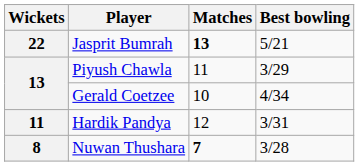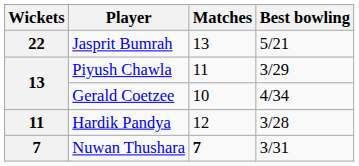(201, 43) bold -> (201, 43) normal
(274, 122) 3/31 -> (274, 122) 3/28
(37, 148) 8 -> (37, 148) 7
(274, 148) 3/28 -> (274, 148) 3/31
